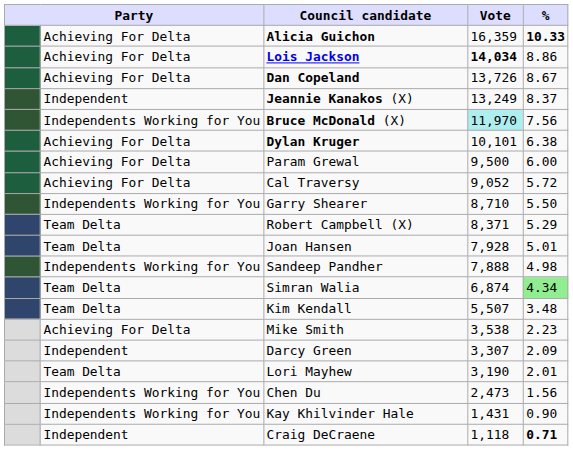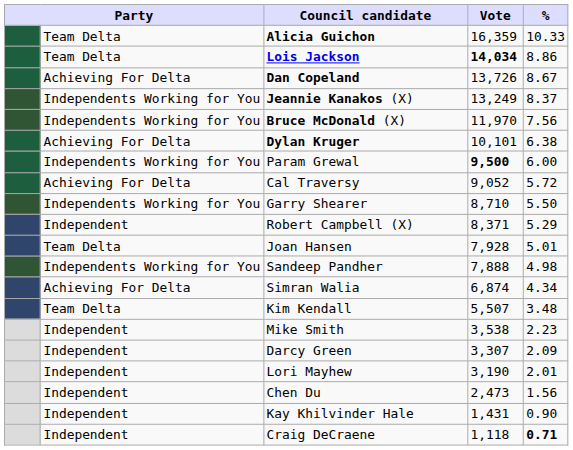(117, 36) Achieving For Delta -> (82, 36) Team Delta
(546, 36) bold -> (546, 36) normal
(117, 57) Achieving For Delta -> (82, 57) Team Delta
(86, 99) Independent -> (152, 99) Independents Working for You
(494, 120) paleturquoise background -> (494, 120) no background
(117, 162) Achieving For Delta -> (152, 162) Independents Working for You
(490, 162) normal -> (490, 162) bold
(82, 225) Team Delta -> (86, 225) Independent
(82, 288) Team Delta -> (117, 288) Achieving For Delta
(542, 288) lightgreen background -> (542, 288) no background
(117, 330) Achieving For Delta -> (86, 330) Independent
(82, 372) Team Delta -> (86, 372) Independent
(152, 393) Independents Working for You -> (86, 393) Independent
(152, 414) Independents Working for You -> (86, 414) Independent
